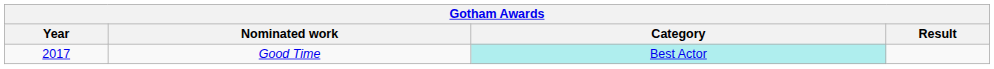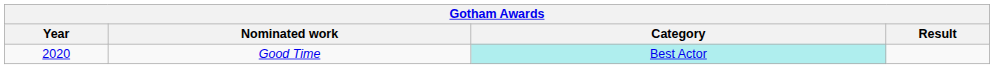(56, 53) 2017 -> (56, 53) 2020
